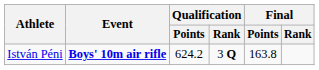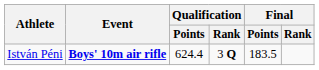(189, 54) 624.2 -> (189, 54) 624.4
(263, 54) 163.8 -> (263, 54) 183.5
